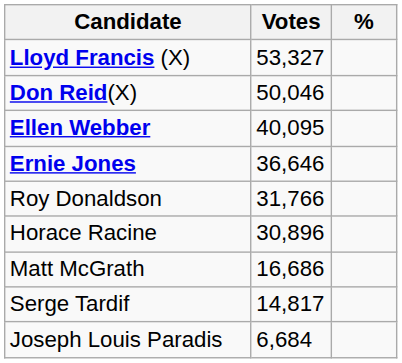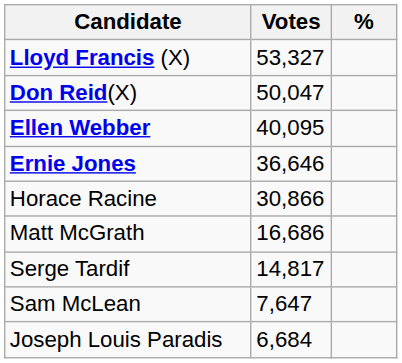(290, 92) 50,046 -> (290, 92) 50,047
- row: (86, 198)
(290, 233) 30,896 -> (290, 198) 30,866
+ row: (75, 304)
